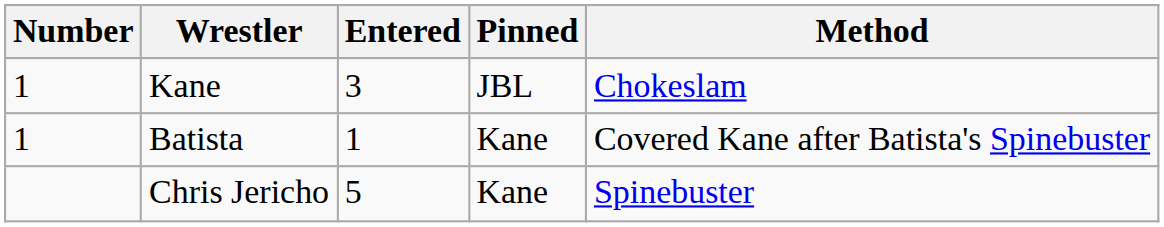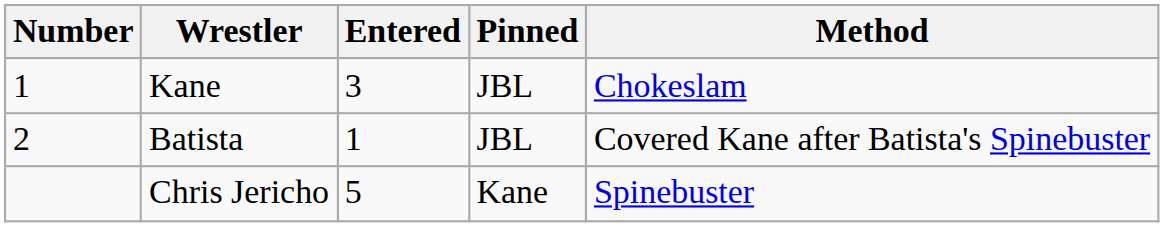(21, 138) 1 -> (21, 138) 2
(512, 138) Kane -> (505, 138) JBL
